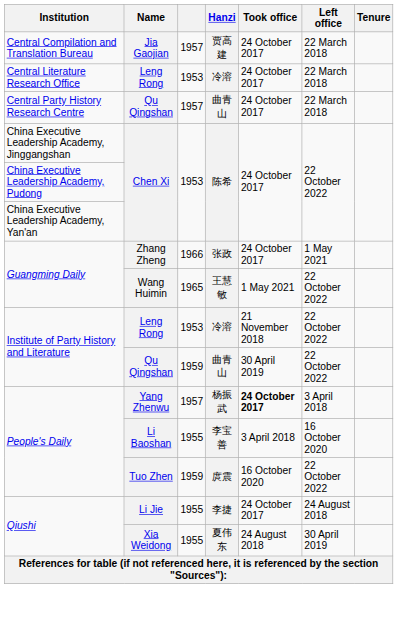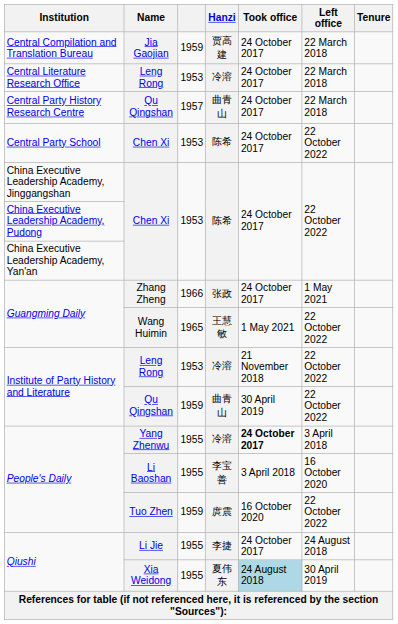(192, 48) 1957 -> (192, 48) 1959
+ row: (54, 142)
(192, 402) 1957 -> (192, 439) 1955
(222, 402) 杨振武 -> (222, 439) 冷溶
(264, 540) no background -> (264, 575) lightblue background
